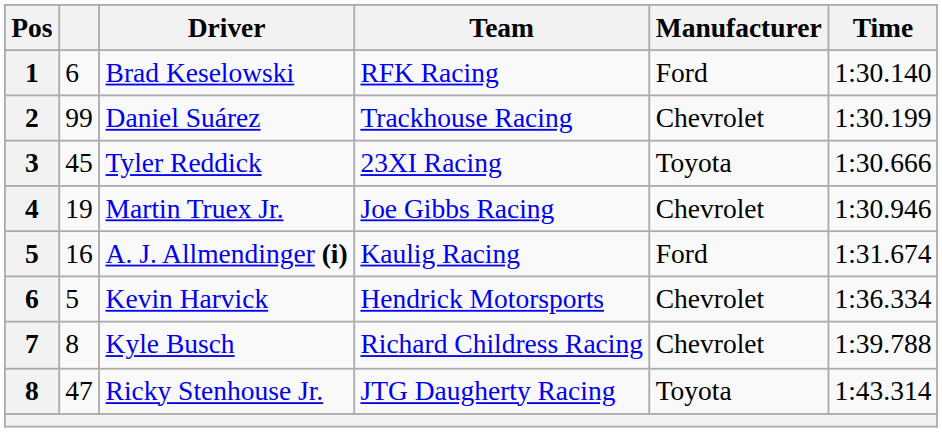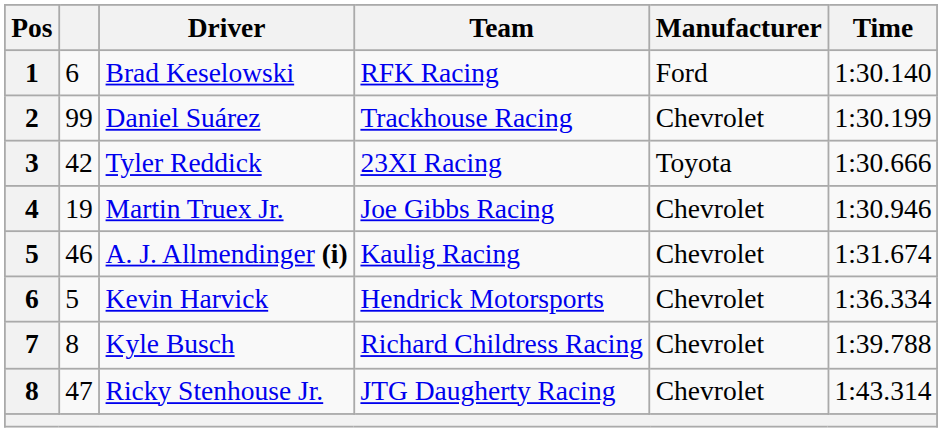(79, 163) 45 -> (79, 163) 42
(79, 254) 16 -> (79, 254) 46
(682, 254) Ford -> (710, 254) Chevrolet
(694, 390) Toyota -> (710, 390) Chevrolet
